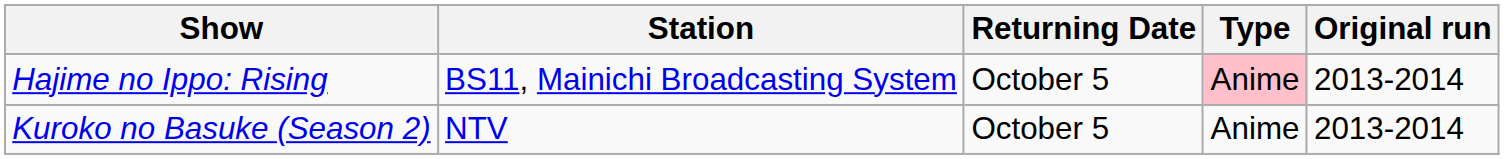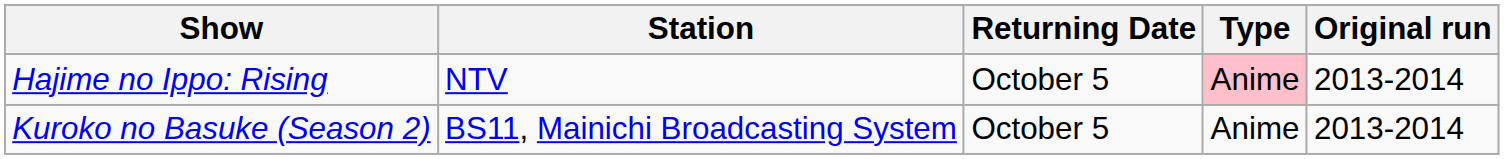(701, 79) BS11, Mainichi Broadcasting System -> (476, 79) NTV
(476, 128) NTV -> (701, 128) BS11, Mainichi Broadcasting System
